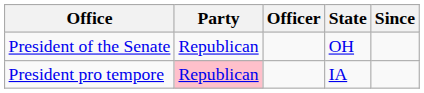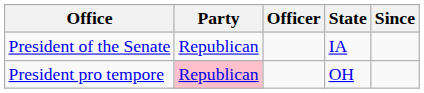(341, 46) OH -> (338, 46) IA
(338, 74) IA -> (341, 74) OH
